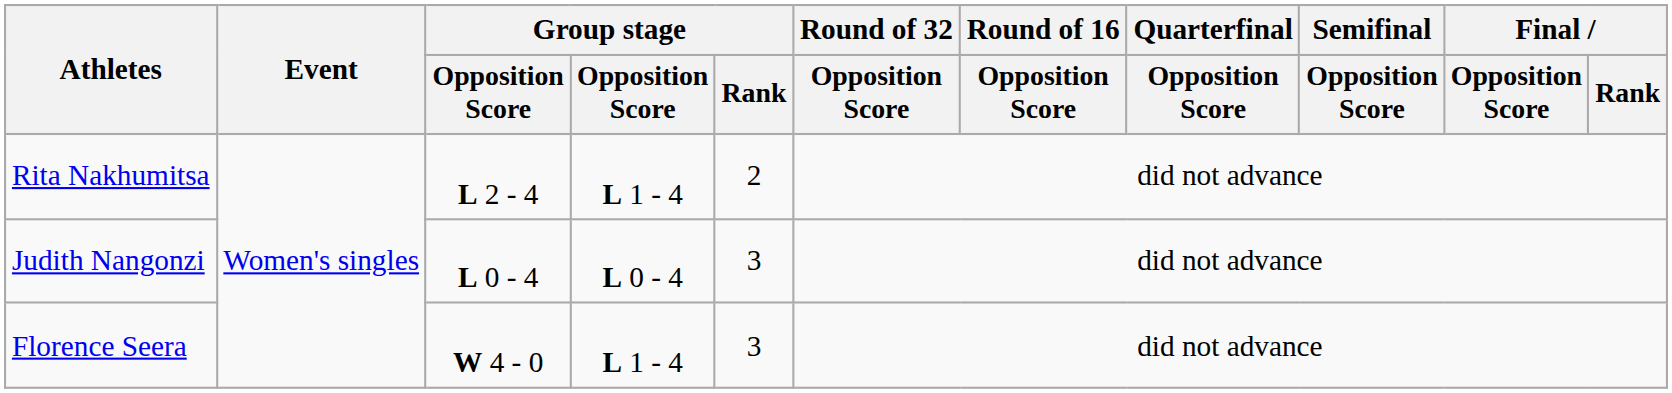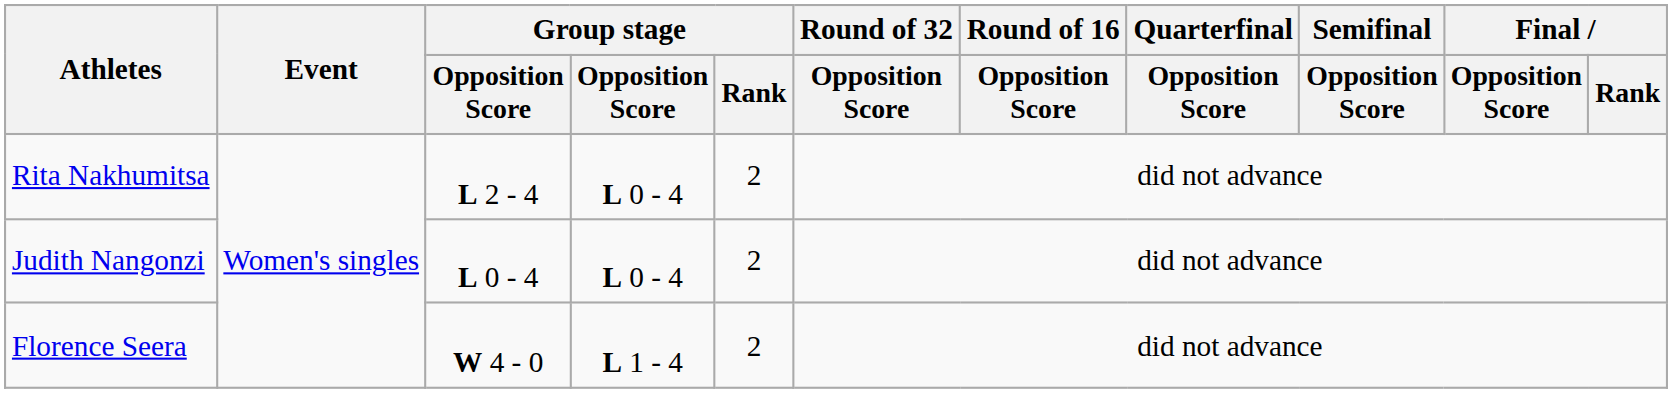(643, 193) L 1 - 4 -> (643, 193) L 0 - 4
(754, 260) 3 -> (754, 260) 2
(754, 344) 3 -> (754, 344) 2
